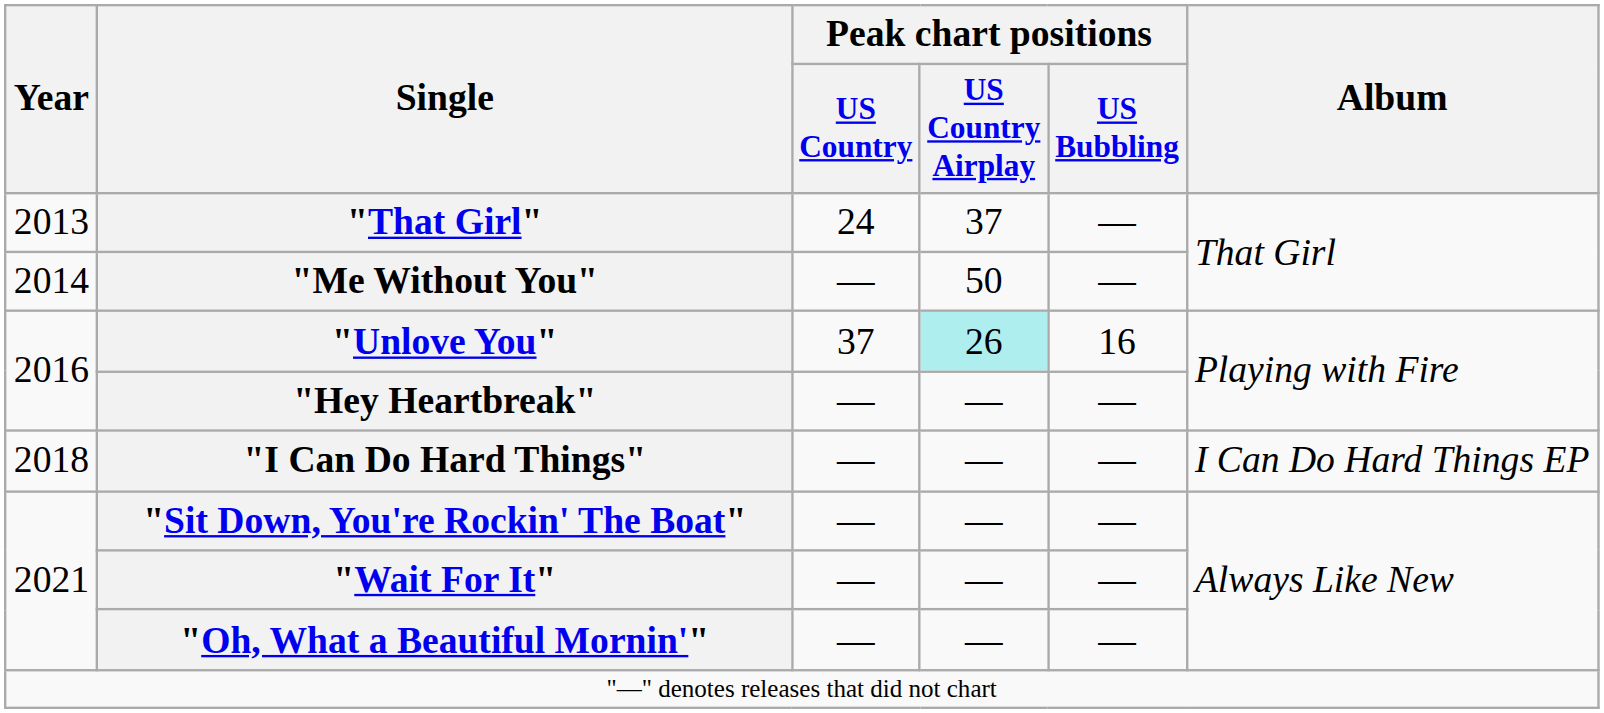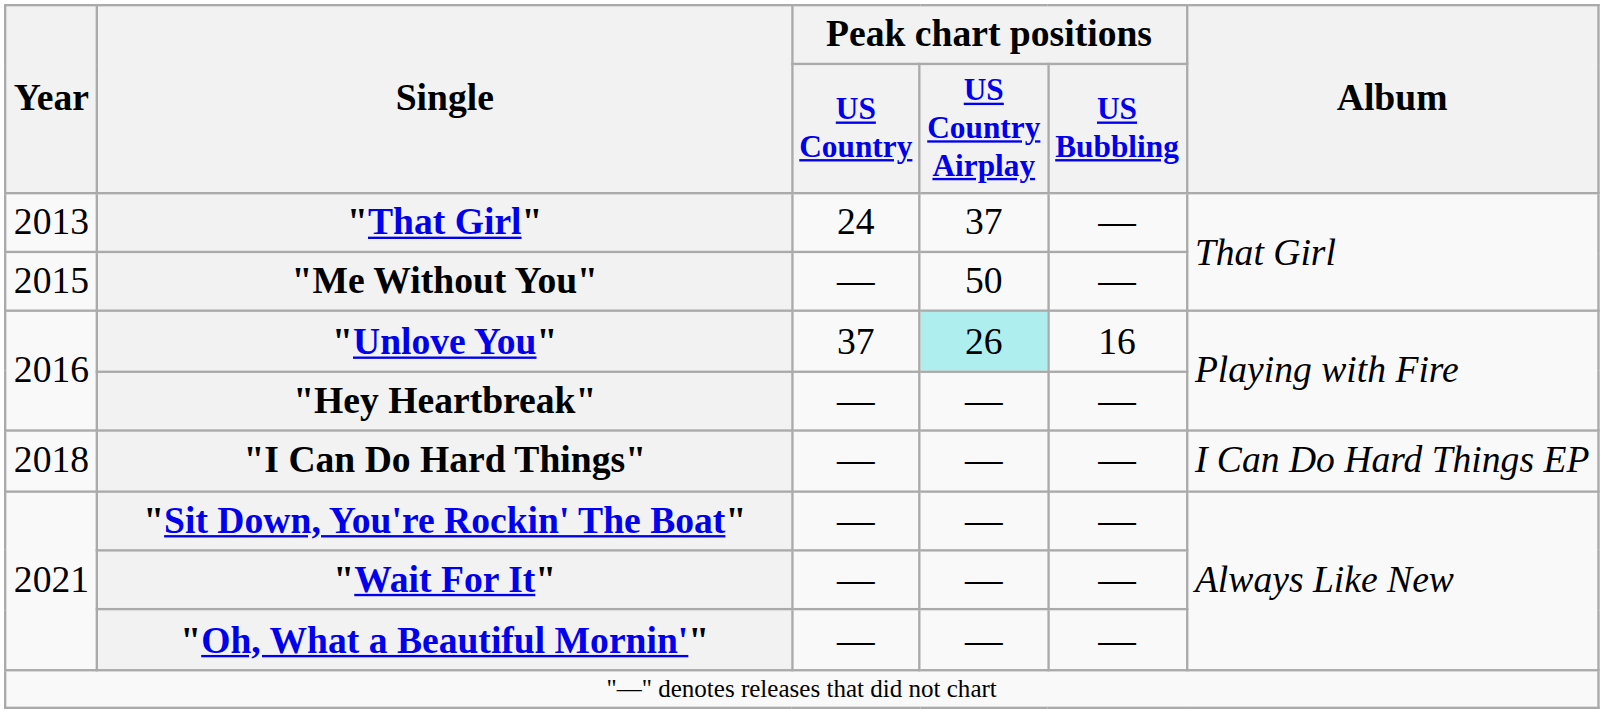(51, 281) 2014 -> (51, 281) 2015
